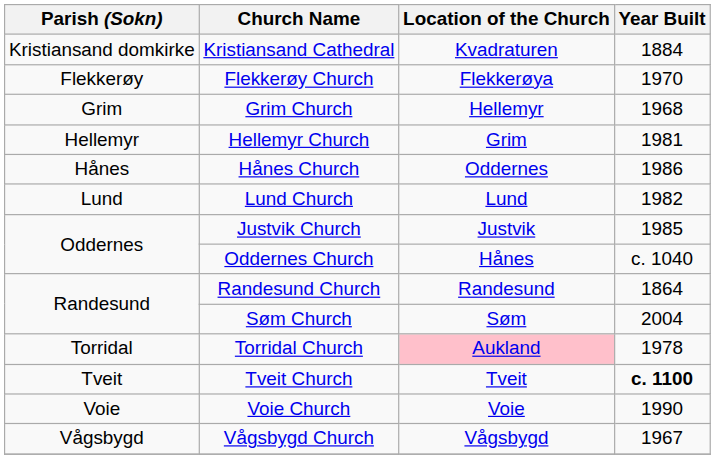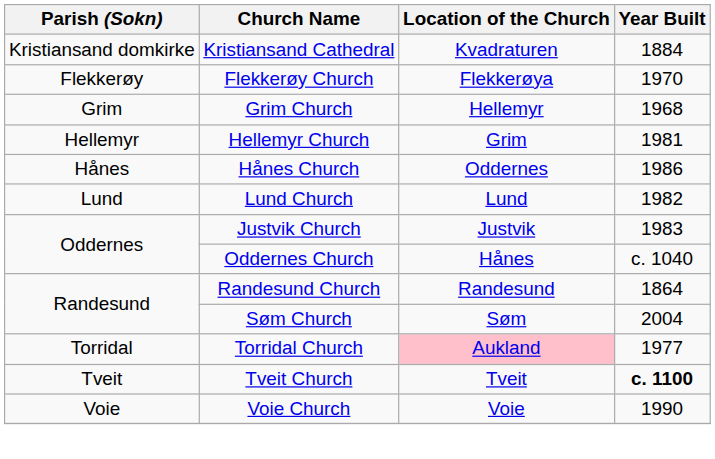(662, 229) 1985 -> (662, 229) 1983
(662, 348) 1978 -> (662, 348) 1977
- row: (299, 438)
